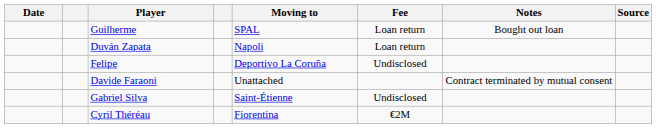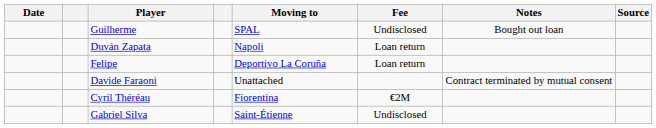(400, 30) Loan return -> (400, 30) Undisclosed
(400, 64) Undisclosed -> (400, 64) Loan return
rows swapped: (119, 98) <-> (120, 115)
